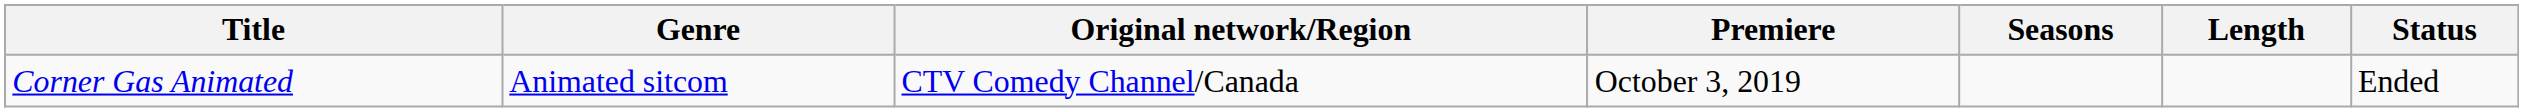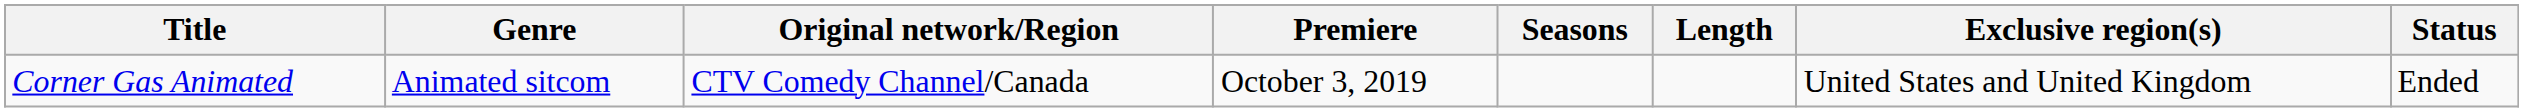+ column: (2093, 29)
